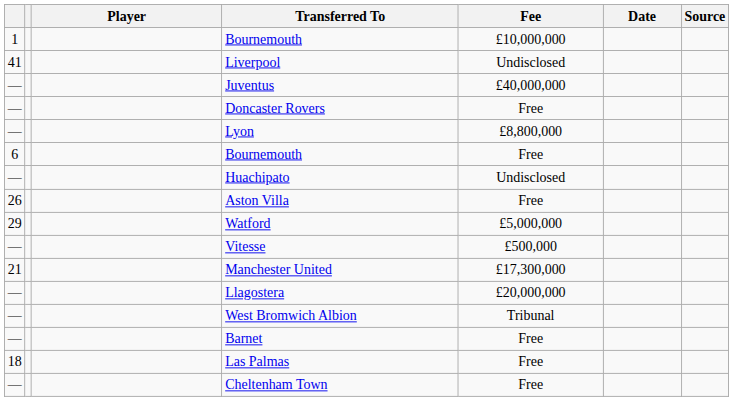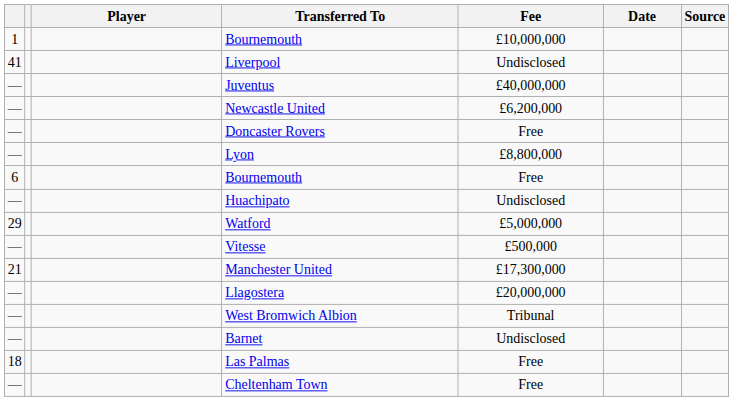+ row: (15, 108)
- row: (15, 200)
(531, 339) Free -> (531, 339) Undisclosed
